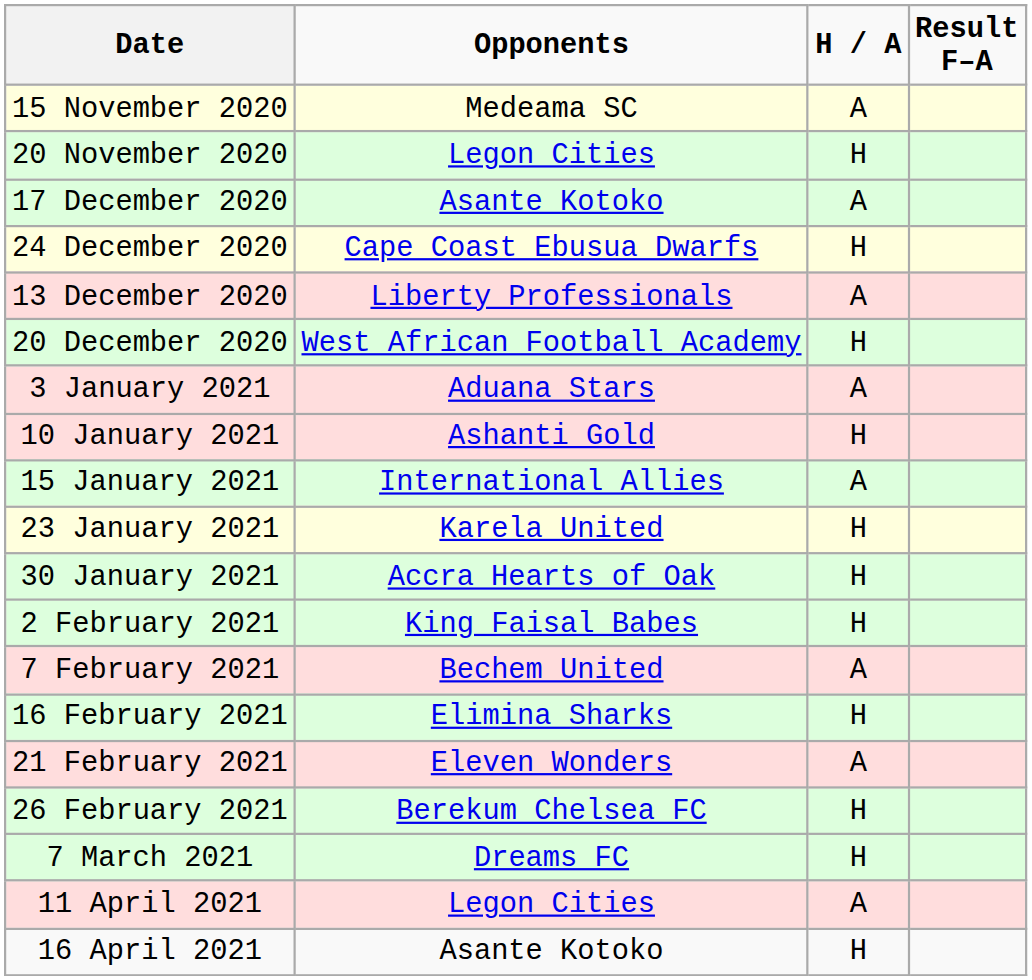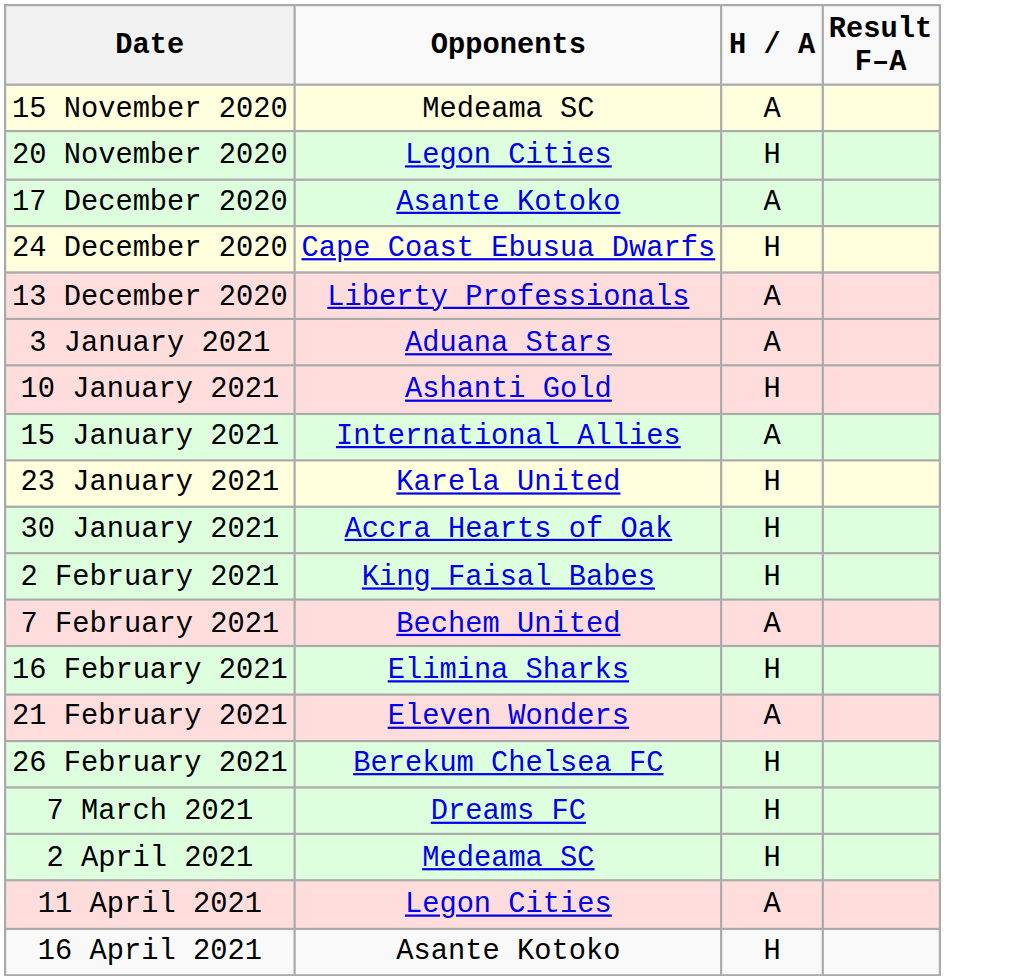- row: (150, 343)
+ row: (150, 858)
